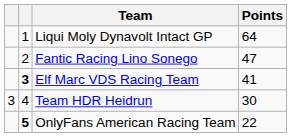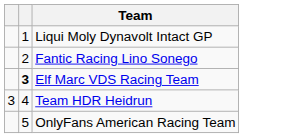- column: (262, 15)
(25, 122) bold -> (25, 122) normal
